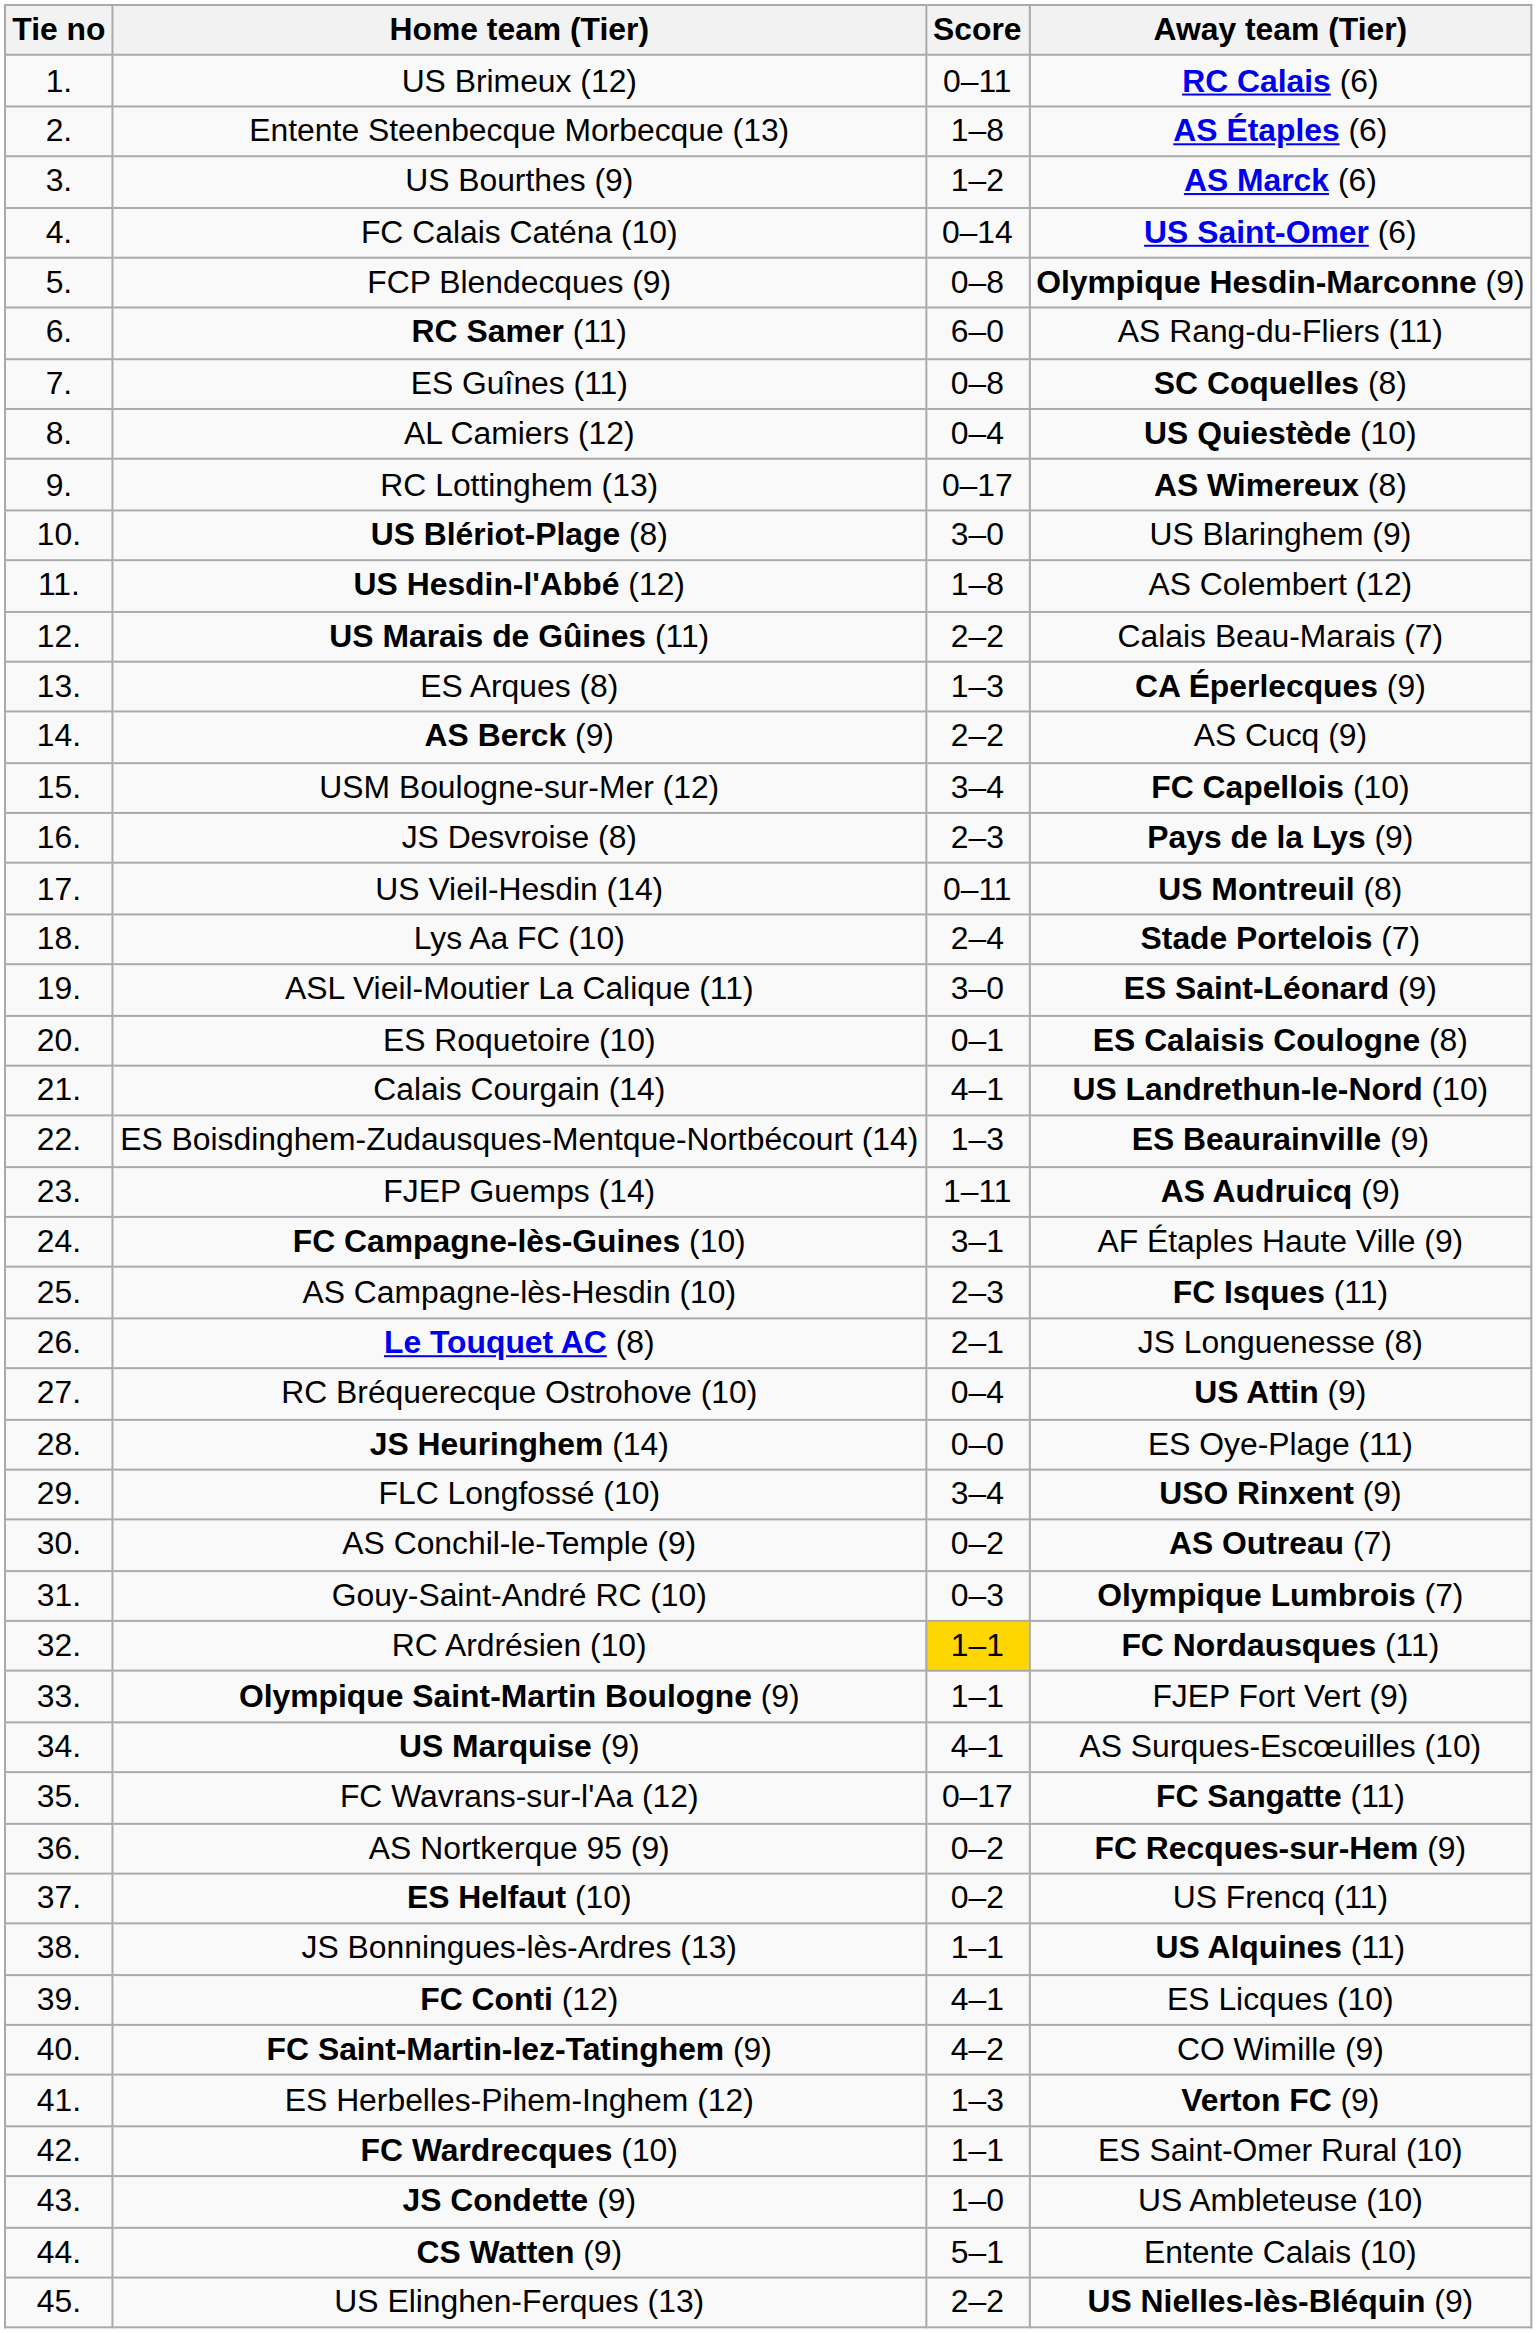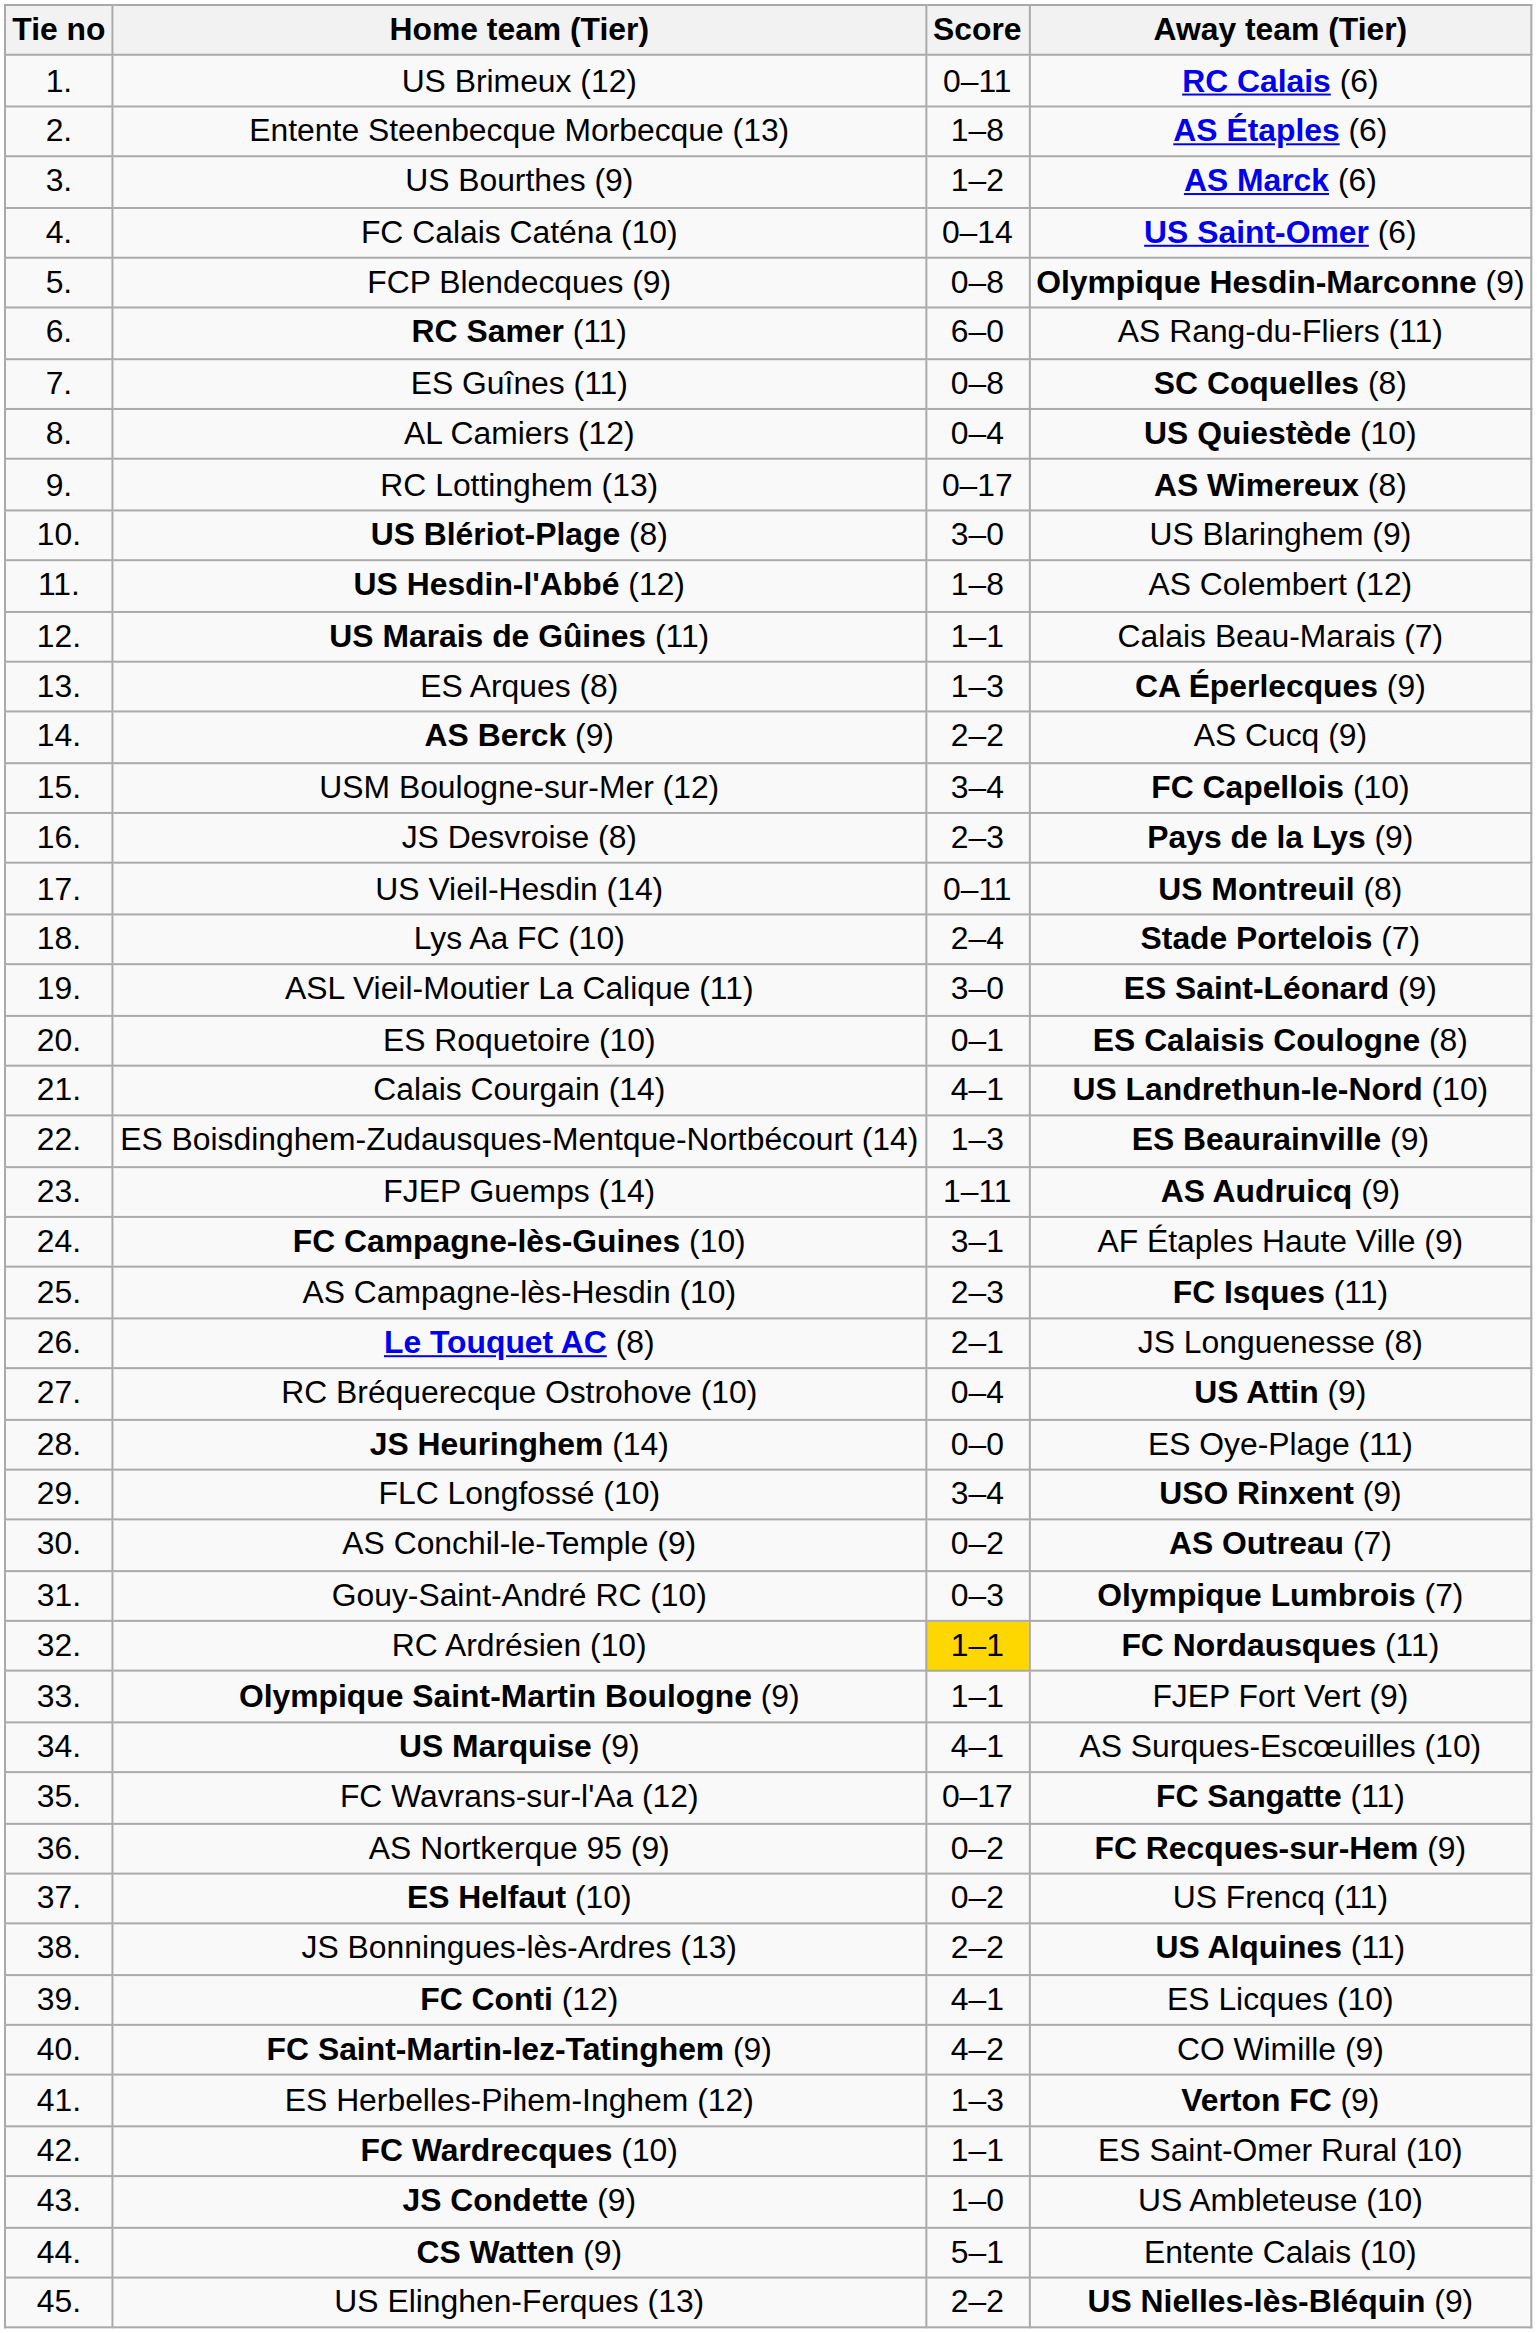(977, 635) 2–2 -> (977, 635) 1–1
(977, 1948) 1–1 -> (977, 1948) 2–2
